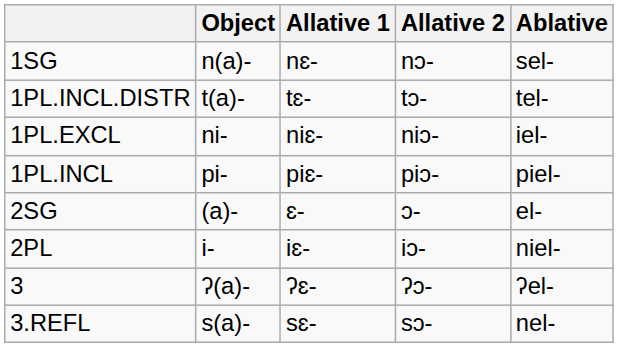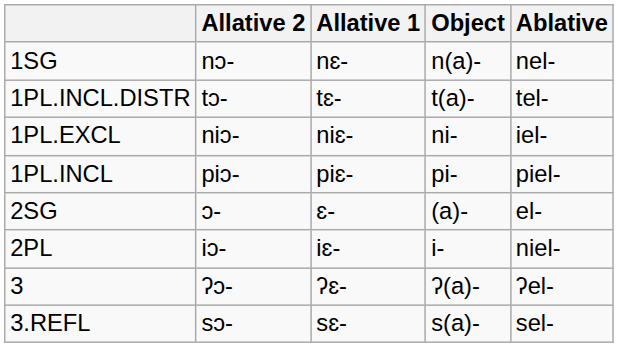columns swapped: (238, 23) <-> (453, 23)
(535, 60) sel- -> (536, 60) nel-
(536, 323) nel- -> (535, 323) sel-
